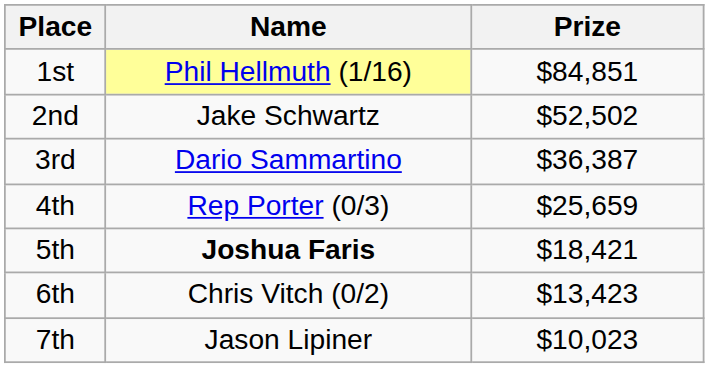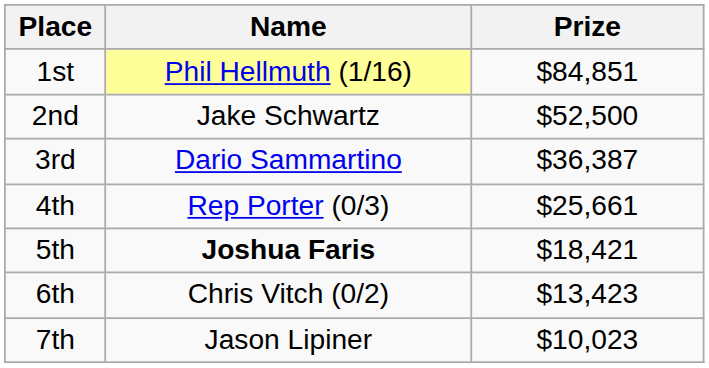(587, 116) $52,502 -> (587, 116) $52,500
(587, 205) $25,659 -> (587, 205) $25,661
